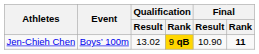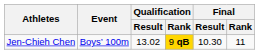(210, 42) 10.90 -> (210, 42) 10.30
(240, 42) bold -> (240, 42) normal
